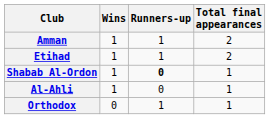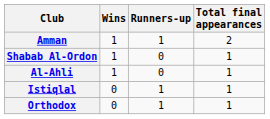- row: (52, 57)
(161, 73) bold -> (161, 57) normal
+ row: (52, 89)
